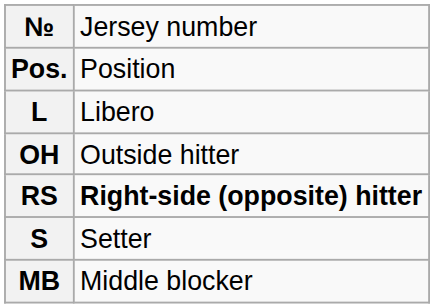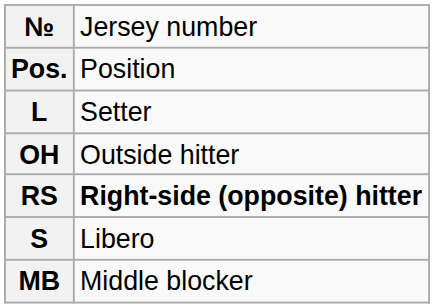(117, 111) Libero -> (116, 111) Setter
(116, 238) Setter -> (117, 238) Libero
